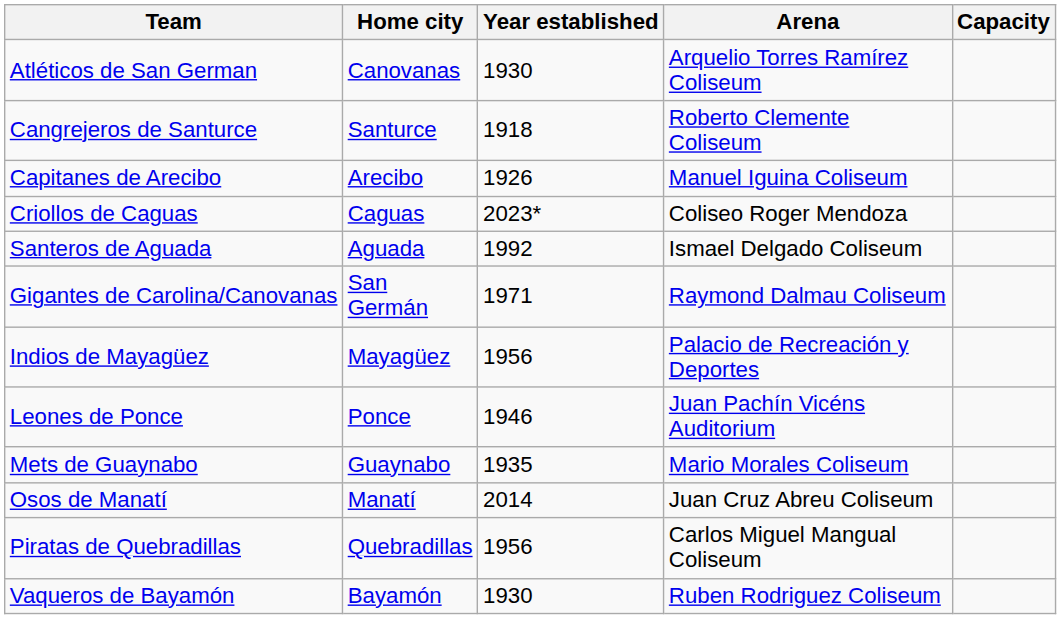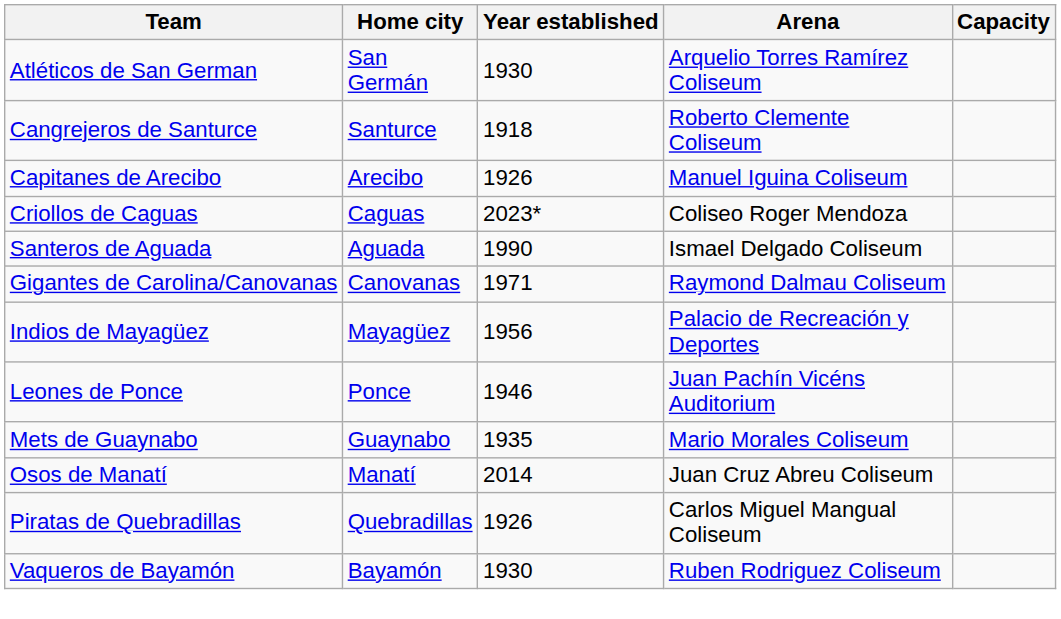(404, 69) Canovanas -> (388, 69) San Germán
(508, 248) 1992 -> (508, 248) 1990
(388, 296) San Germán -> (404, 283) Canovanas
(508, 547) 1956 -> (508, 522) 1926
